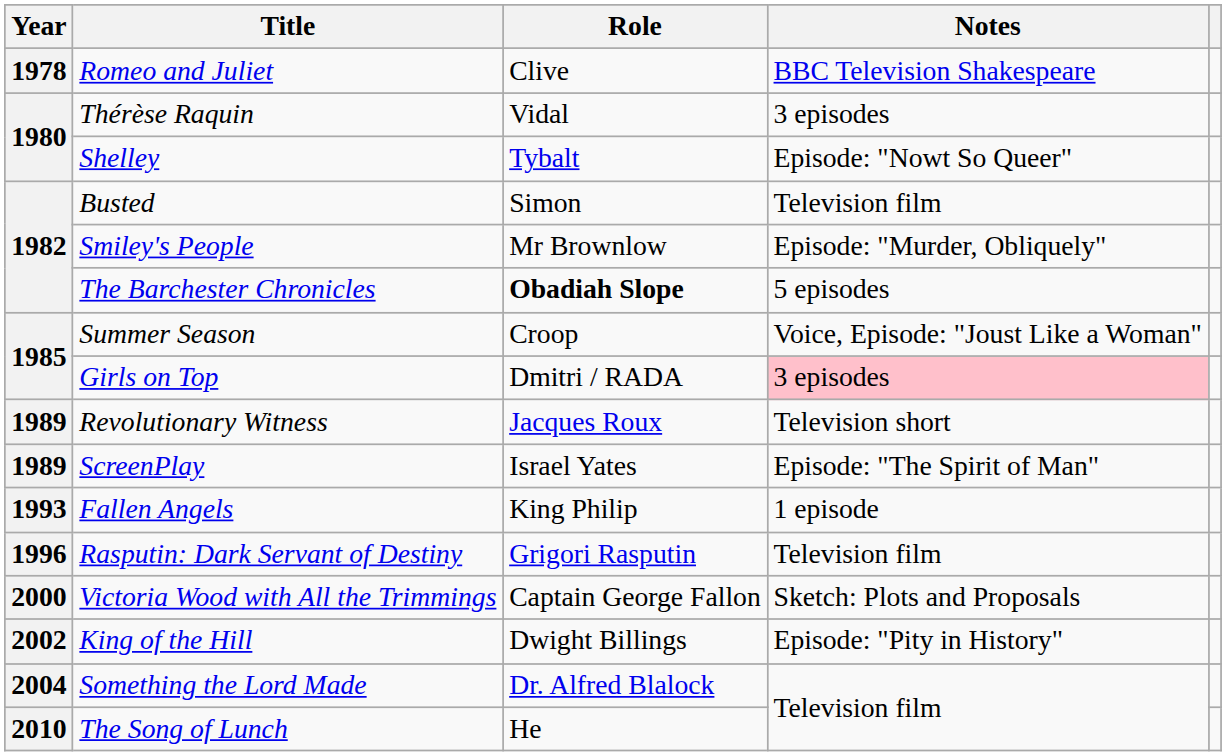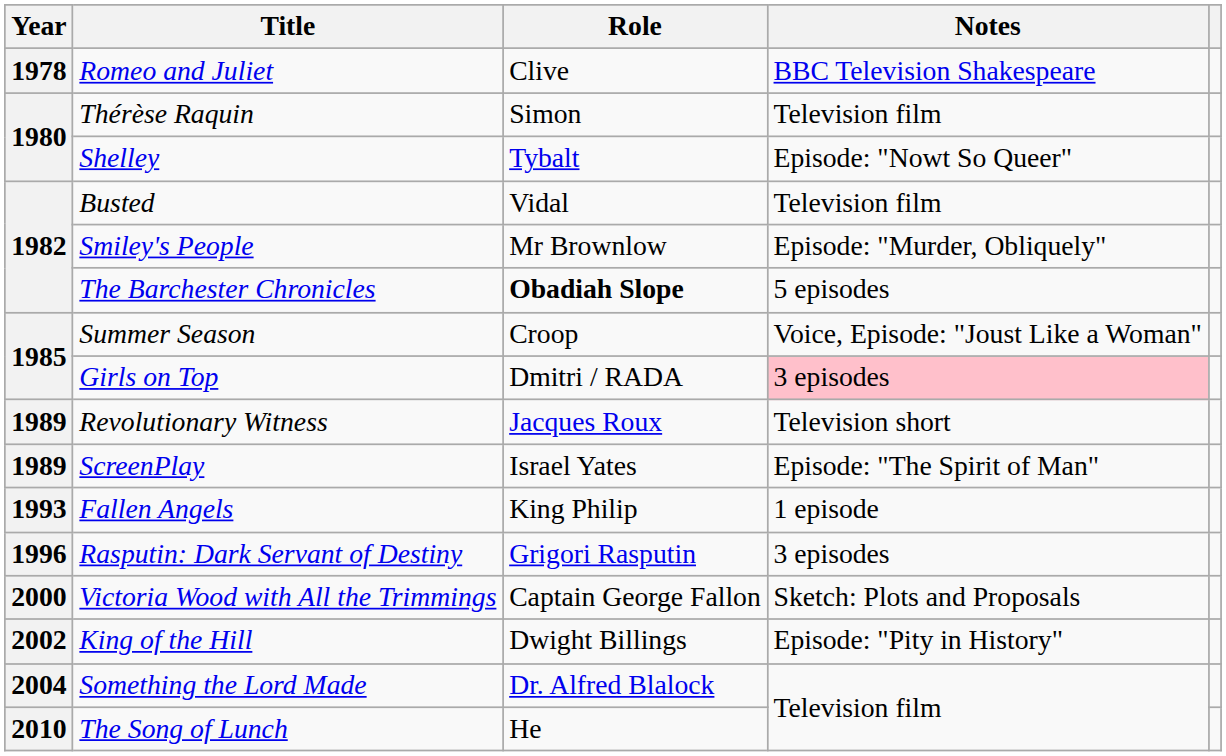(539, 114) Vidal -> (545, 114) Simon
(832, 114) 3 episodes -> (858, 114) Television film
(545, 202) Simon -> (539, 202) Vidal
(858, 553) Television film -> (832, 553) 3 episodes
